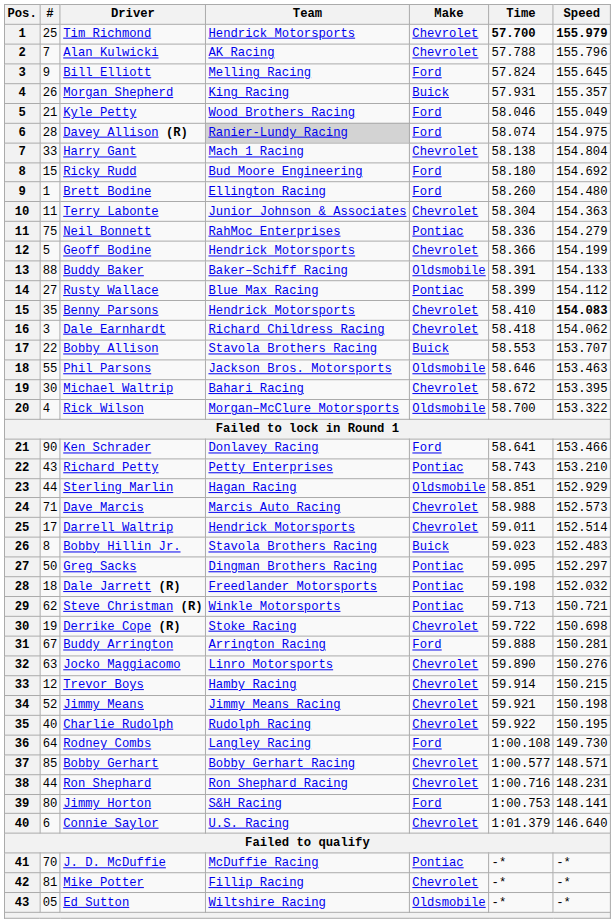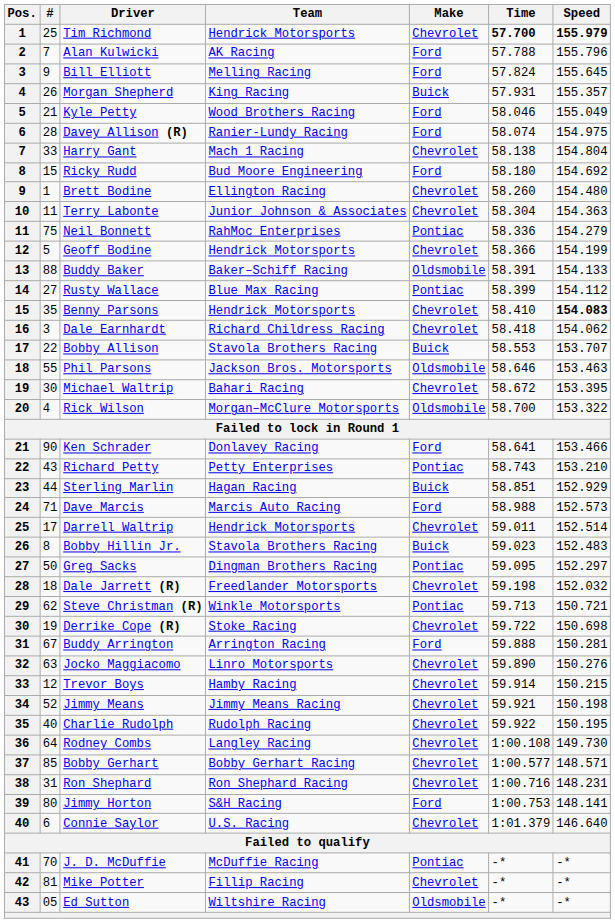(445, 54) Chevrolet -> (427, 54) Ford
(278, 133) lightgrey background -> (278, 133) no background
(427, 192) Ford -> (445, 192) Chevrolet
(449, 488) Oldsmobile -> (431, 488) Buick
(445, 508) Chevrolet -> (427, 508) Ford
(438, 587) Pontiac -> (445, 587) Chevrolet
(427, 745) Ford -> (445, 745) Chevrolet
(50, 784) 44 -> (50, 784) 31
